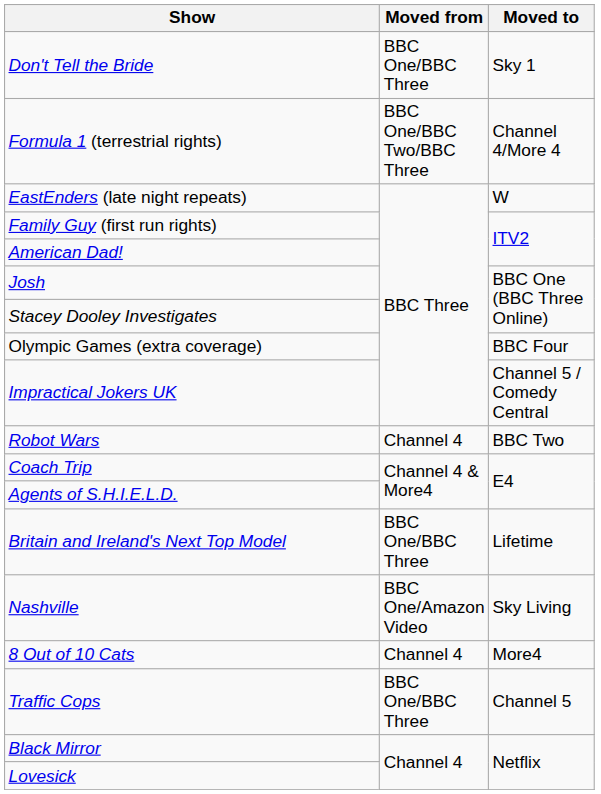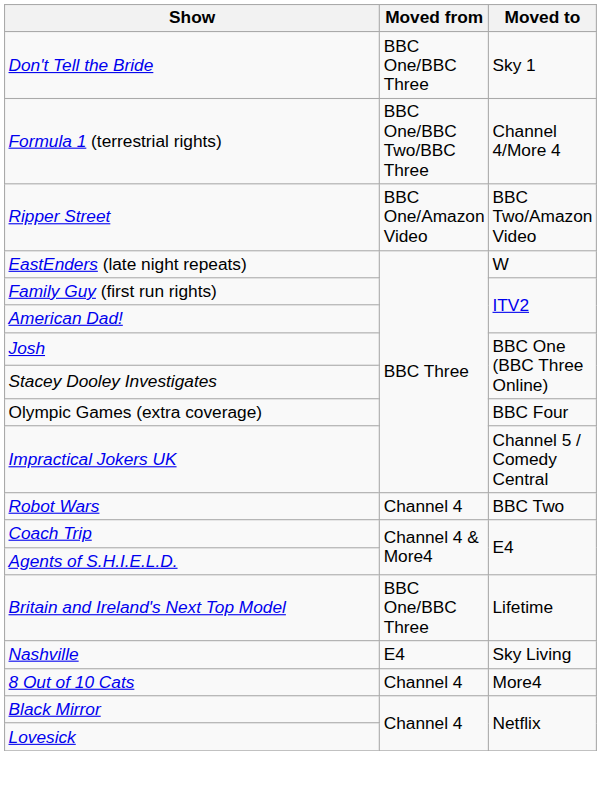+ row: (59, 217)
(434, 607) BBC One/Amazon Video -> (394, 654) E4
- row: (54, 701)
